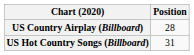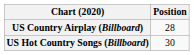(170, 43) 31 -> (170, 43) 30
